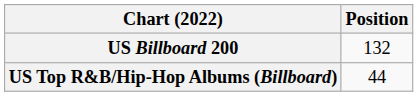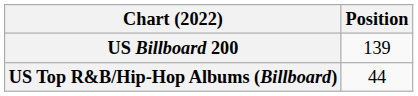(377, 47) 132 -> (377, 47) 139
